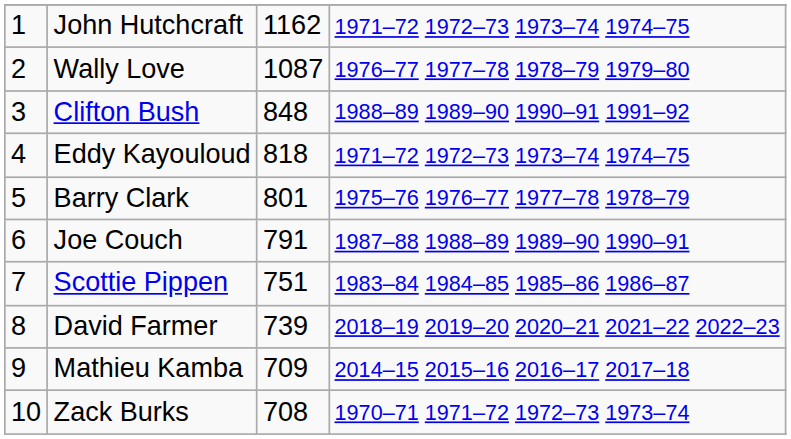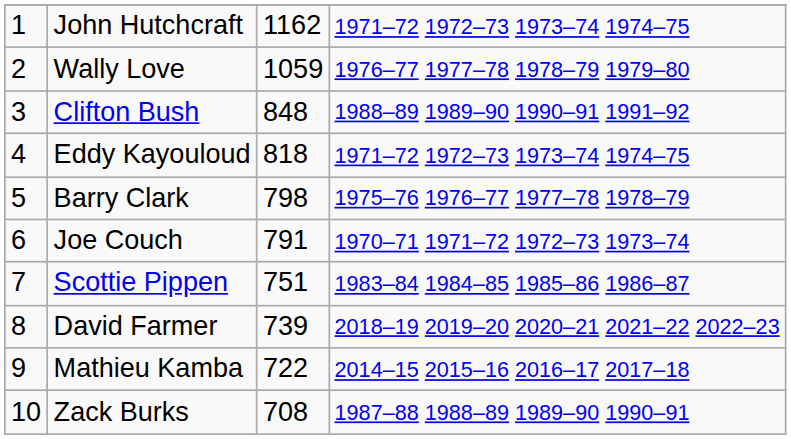(293, 68) 1087 -> (293, 68) 1059
(286, 197) 801 -> (286, 197) 798
(512, 241) 1987–88 1988–89 1989–90 1990–91 -> (512, 241) 1970–71 1971–72 1972–73 1973–74
(286, 369) 709 -> (286, 369) 722
(512, 412) 1970–71 1971–72 1972–73 1973–74 -> (512, 412) 1987–88 1988–89 1989–90 1990–91
